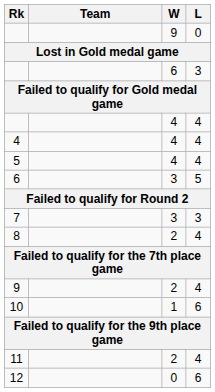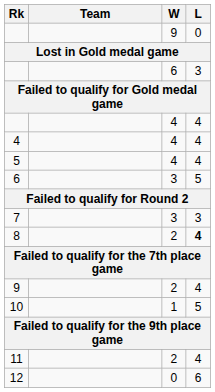(198, 236) normal -> (198, 236) bold
(198, 307) 6 -> (198, 307) 5
